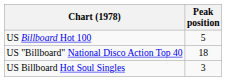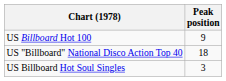(203, 38) 5 -> (203, 38) 9
